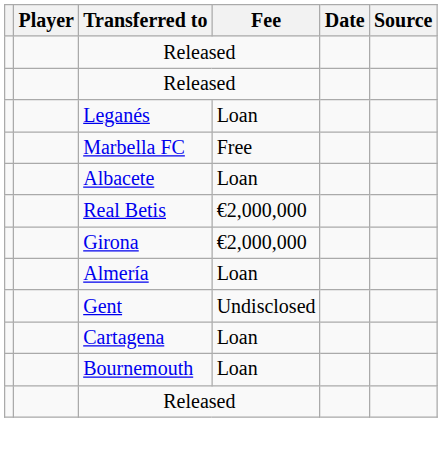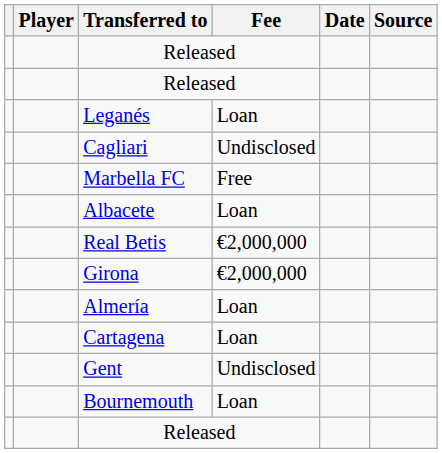+ row: (115, 147)
rows swapped: (124, 337) <-> (103, 305)
